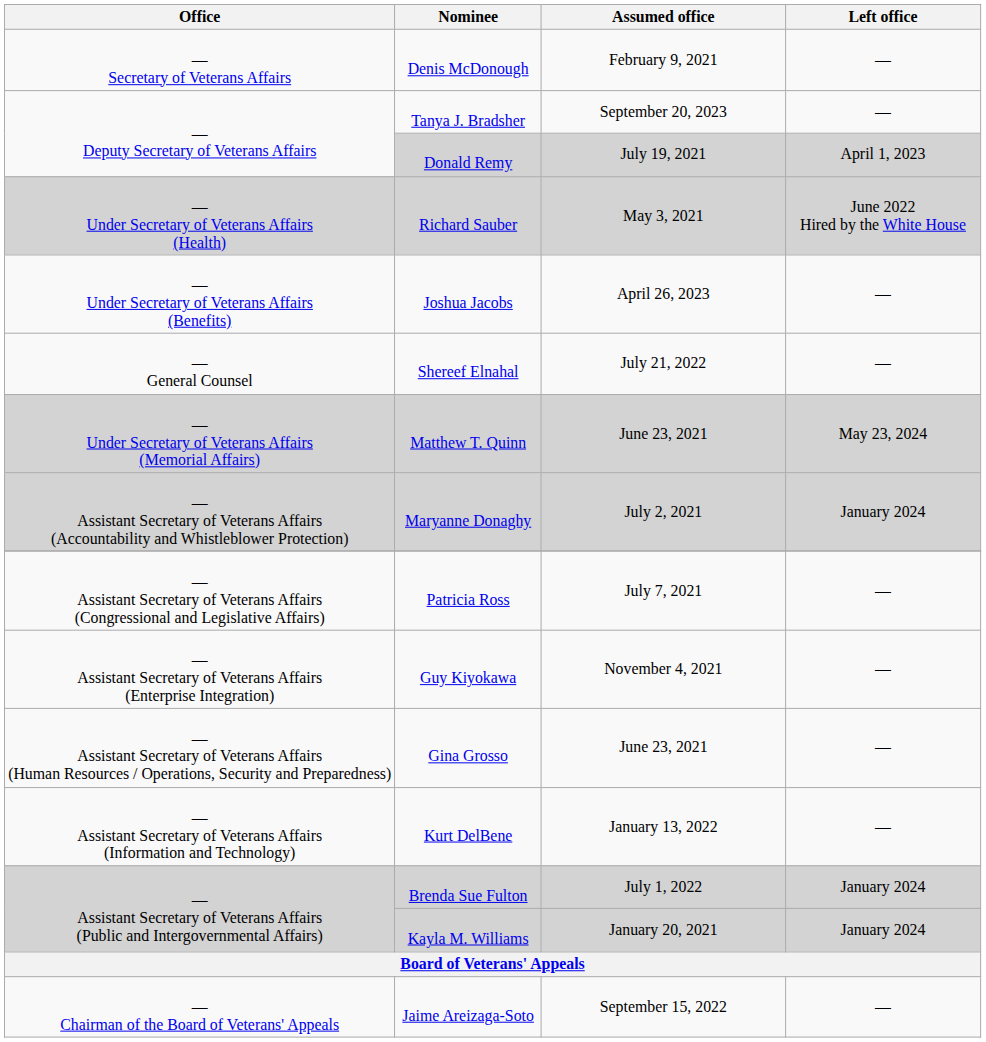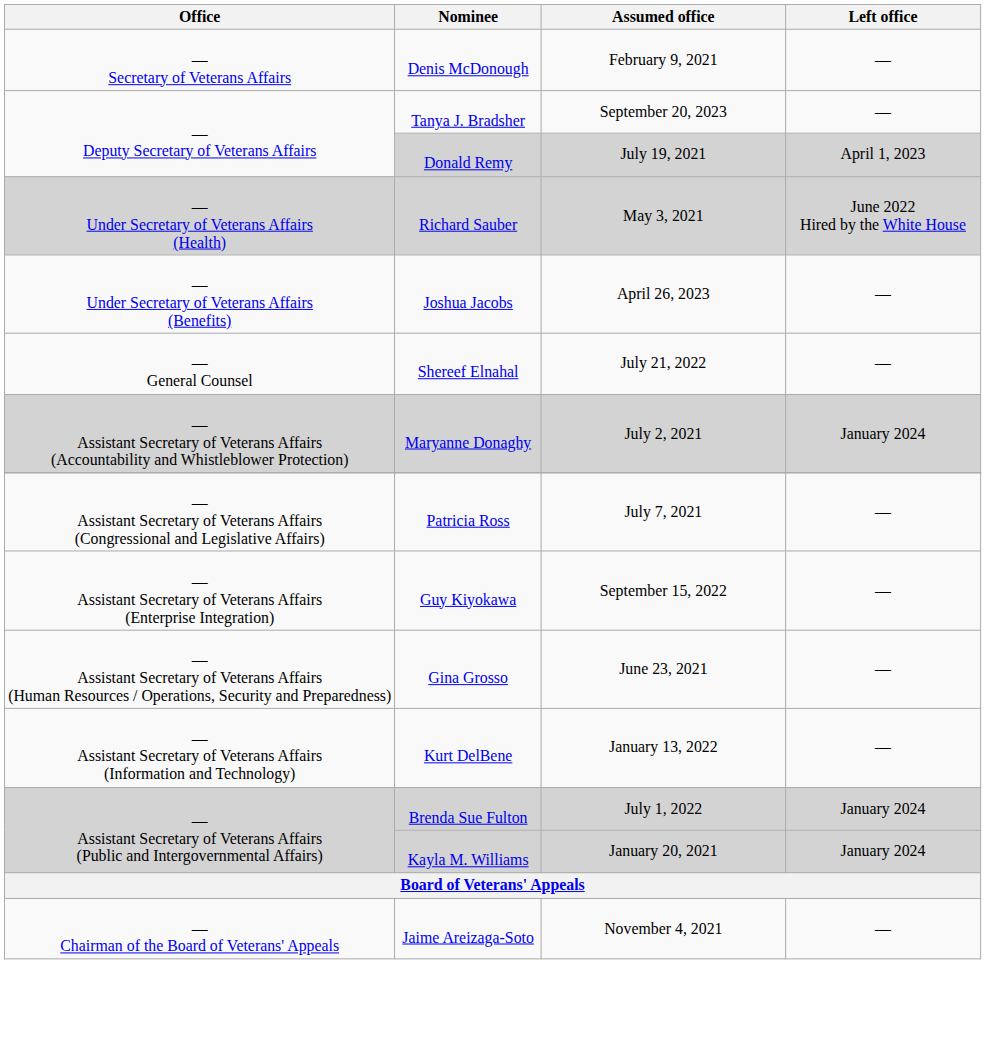- row: (468, 442)
(663, 669) November 4, 2021 -> (663, 590) September 15, 2022
(663, 1007) September 15, 2022 -> (663, 928) November 4, 2021
